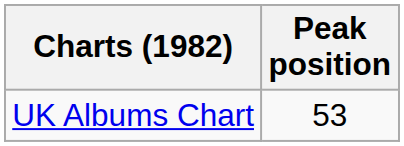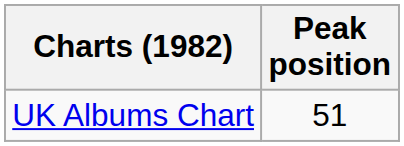(330, 114) 53 -> (330, 114) 51
